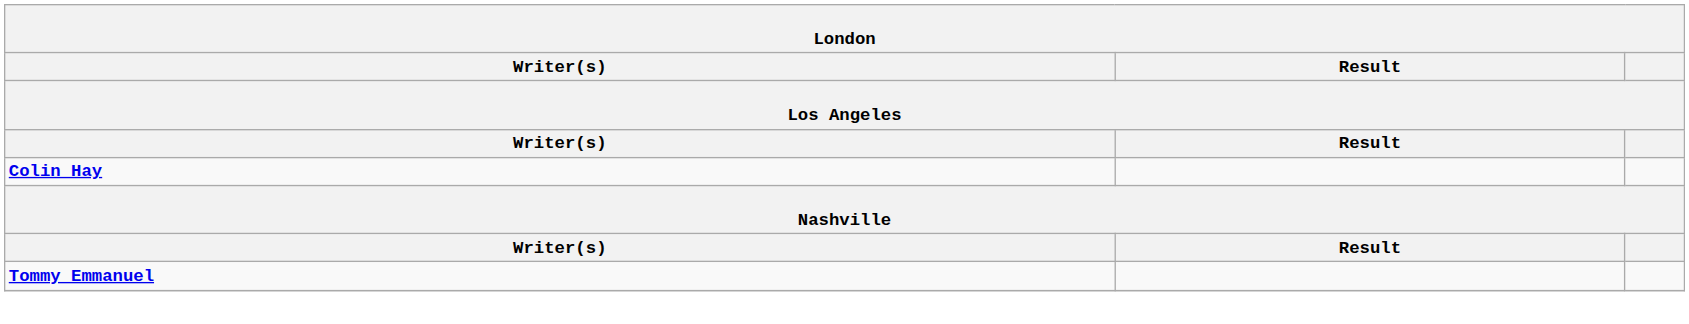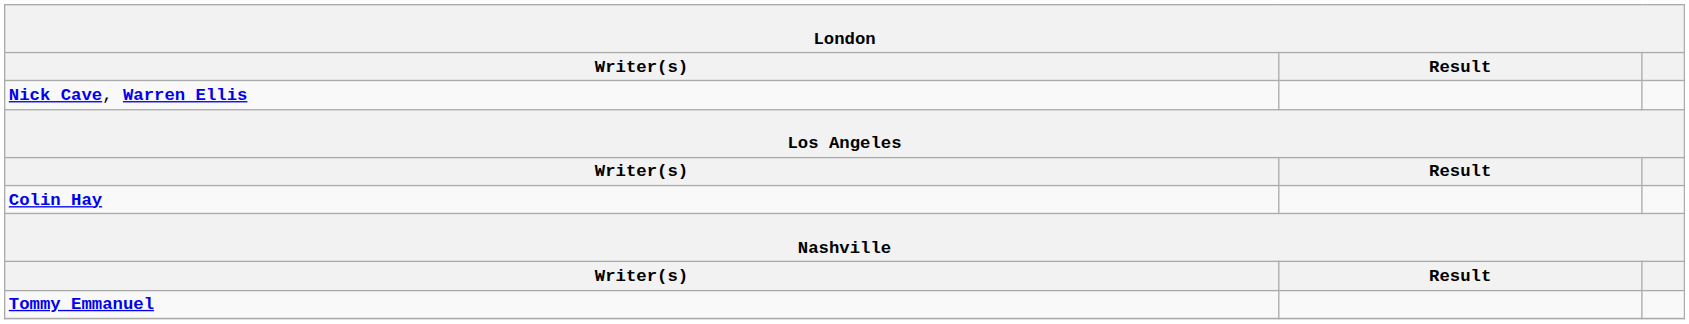+ row: (128, 95)
